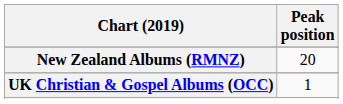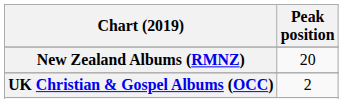(308, 85) 1 -> (308, 85) 2
